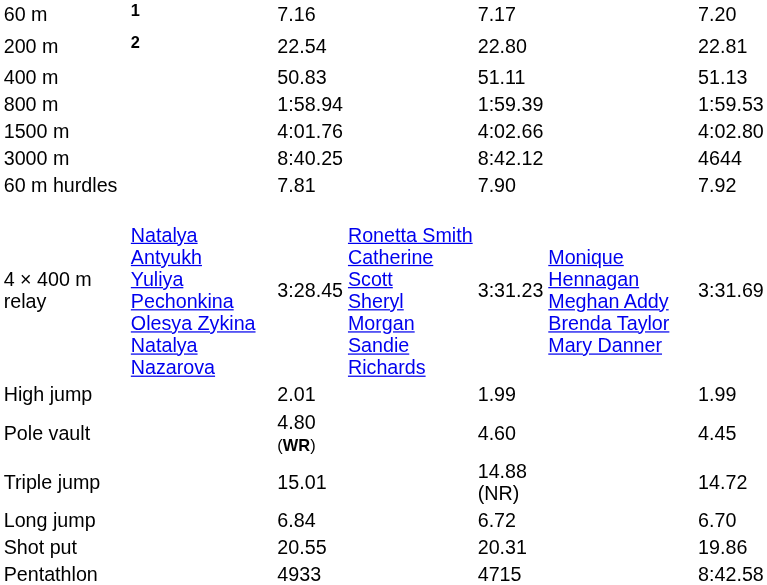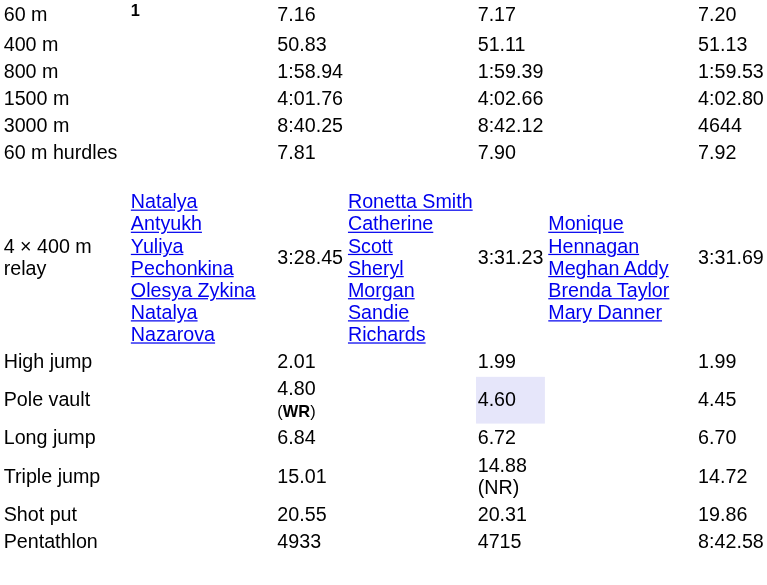- row: (31, 47)
(497, 432) no background -> (497, 400) lavender background
rows swapped: (50, 520) <-> (52, 482)
